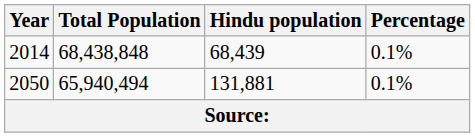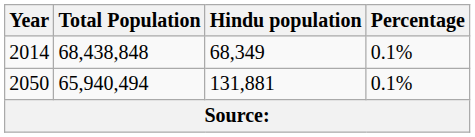(237, 52) 68,439 -> (237, 52) 68,349
